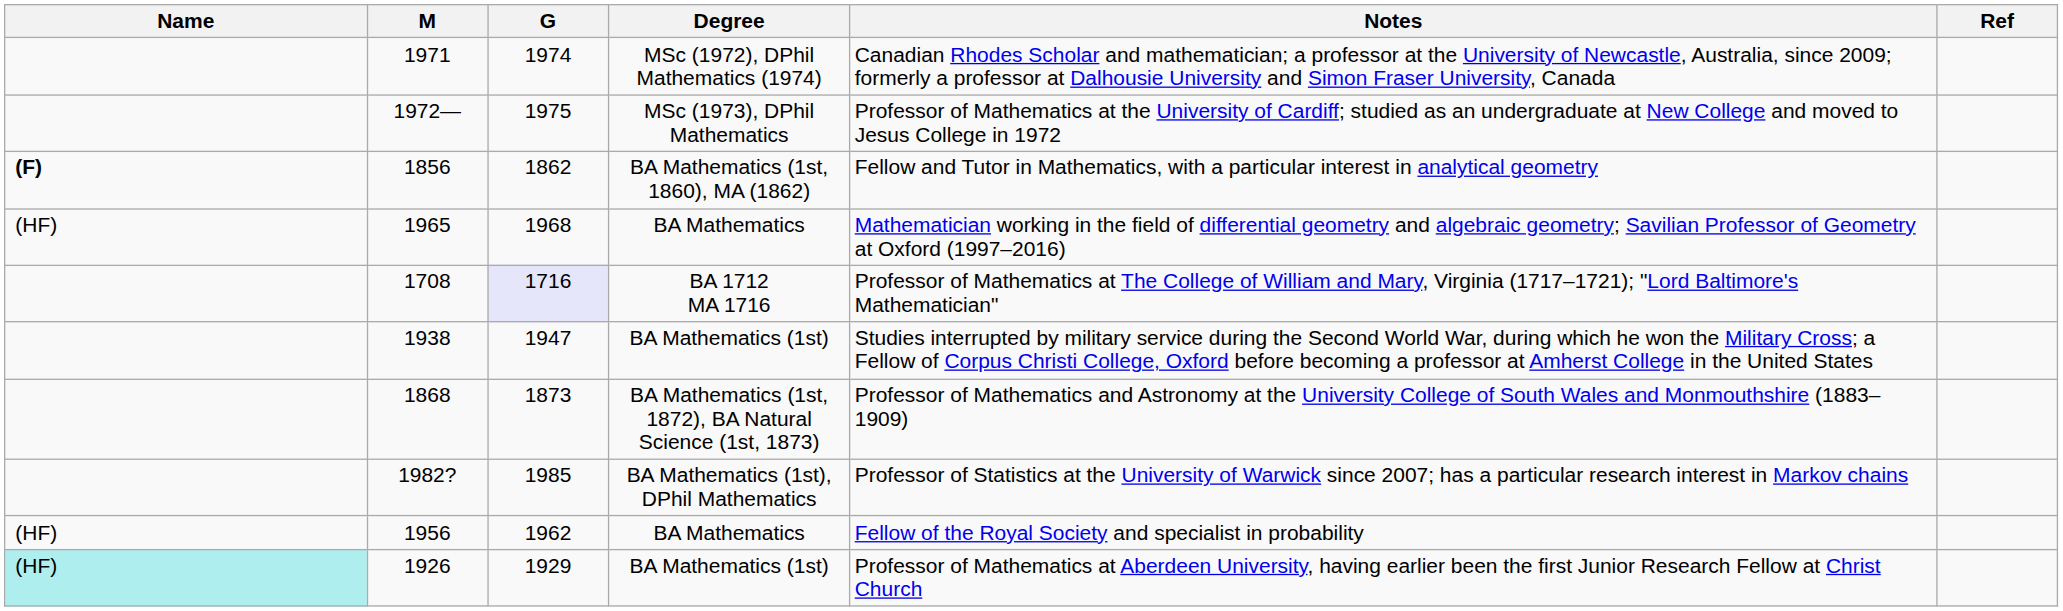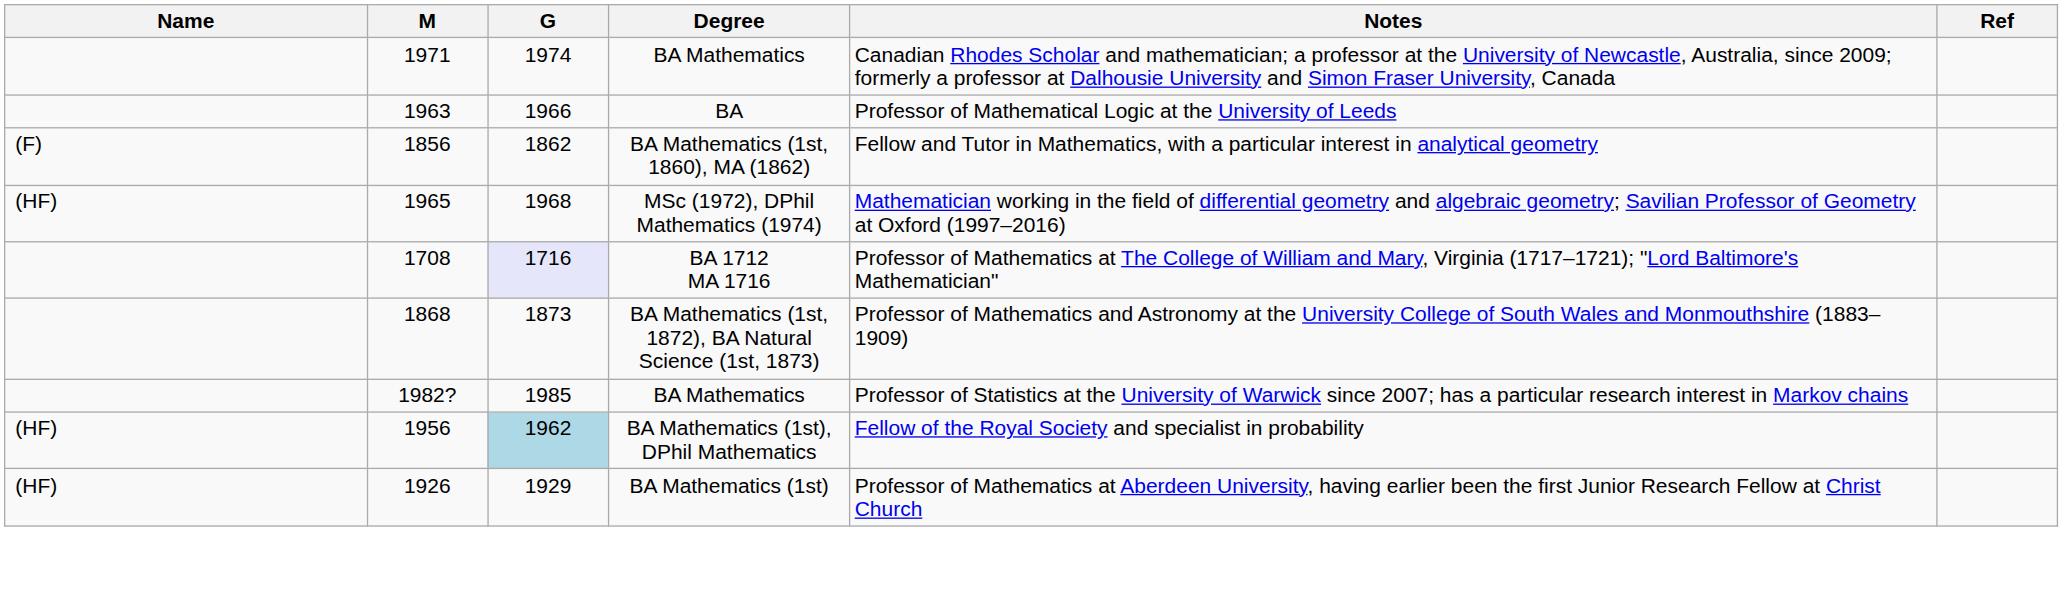(729, 66) MSc (1972), DPhil Mathematics (1974) -> (729, 54) BA Mathematics
+ row: (427, 111)
- row: (427, 111)
(26, 168) bold -> (26, 144) normal
(729, 224) BA Mathematics -> (729, 213) MSc (1972), DPhil Mathematics (1974)
- row: (427, 338)
(729, 487) BA Mathematics (1st), DPhil Mathematics -> (729, 395) BA Mathematics
(548, 532) no background -> (548, 428) lightblue background
(729, 532) BA Mathematics -> (729, 440) BA Mathematics (1st), DPhil Mathematics
(33, 565) paleturquoise background -> (33, 485) no background
